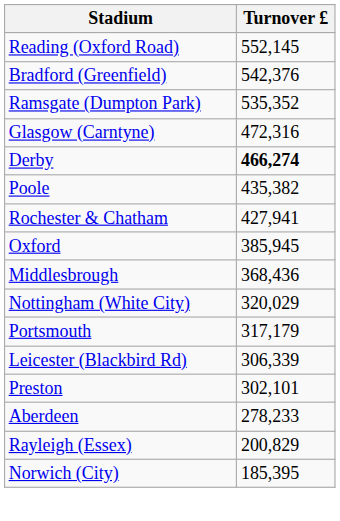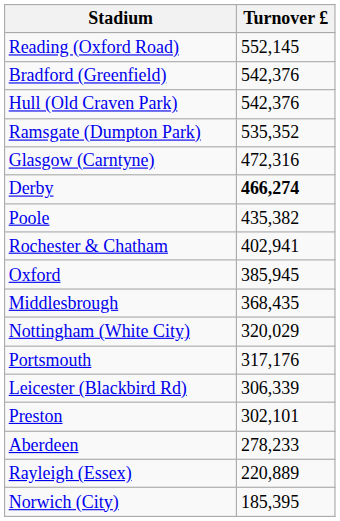+ row: (93, 103)
(270, 217) 427,941 -> (270, 246) 402,941
(270, 274) 368,436 -> (270, 302) 368,435
(270, 331) 317,179 -> (270, 359) 317,176
(270, 445) 200,829 -> (270, 473) 220,889
